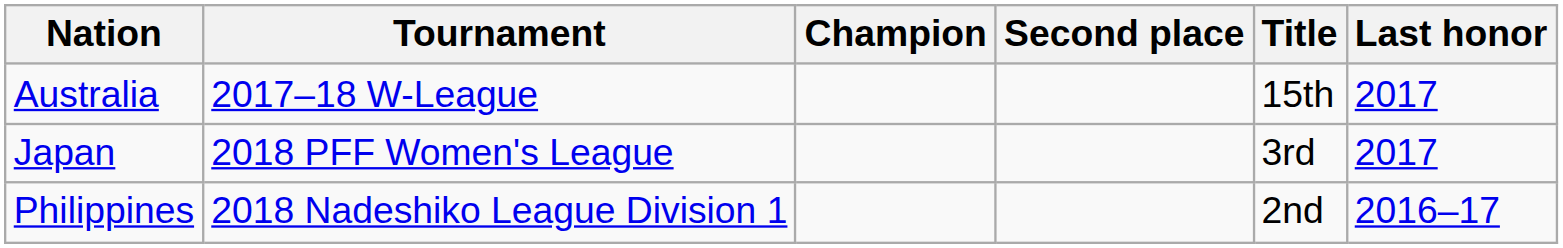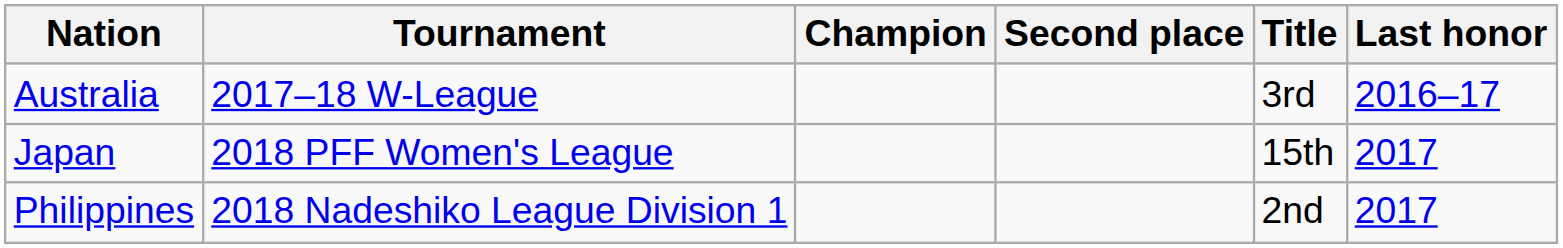(1298, 93) 15th -> (1289, 93) 3rd
(1396, 93) 2017 -> (1427, 93) 2016–17
(1289, 152) 3rd -> (1298, 152) 15th
(1427, 211) 2016–17 -> (1396, 211) 2017
